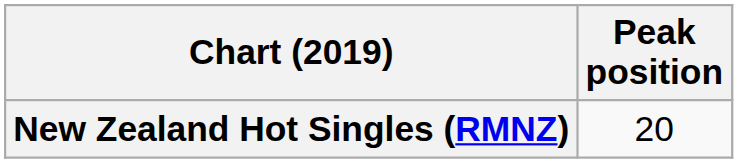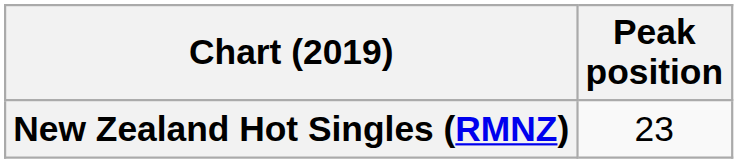(654, 128) 20 -> (654, 128) 23
